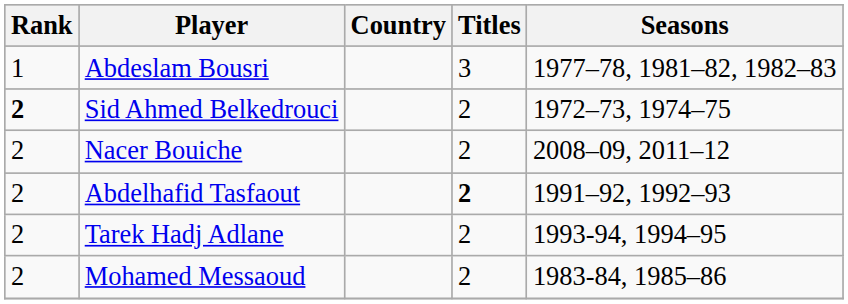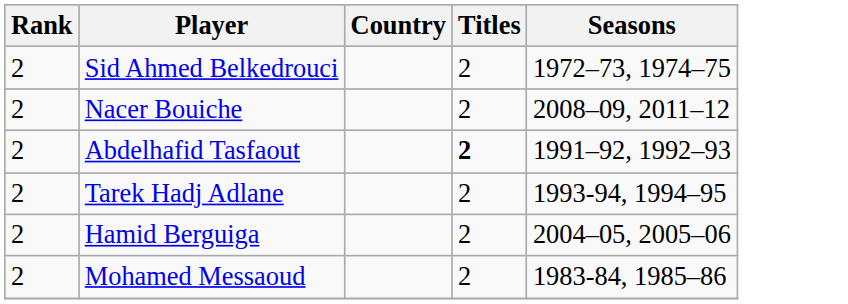- row: (177, 67)
(18, 109) bold -> (18, 67) normal
+ row: (172, 234)
